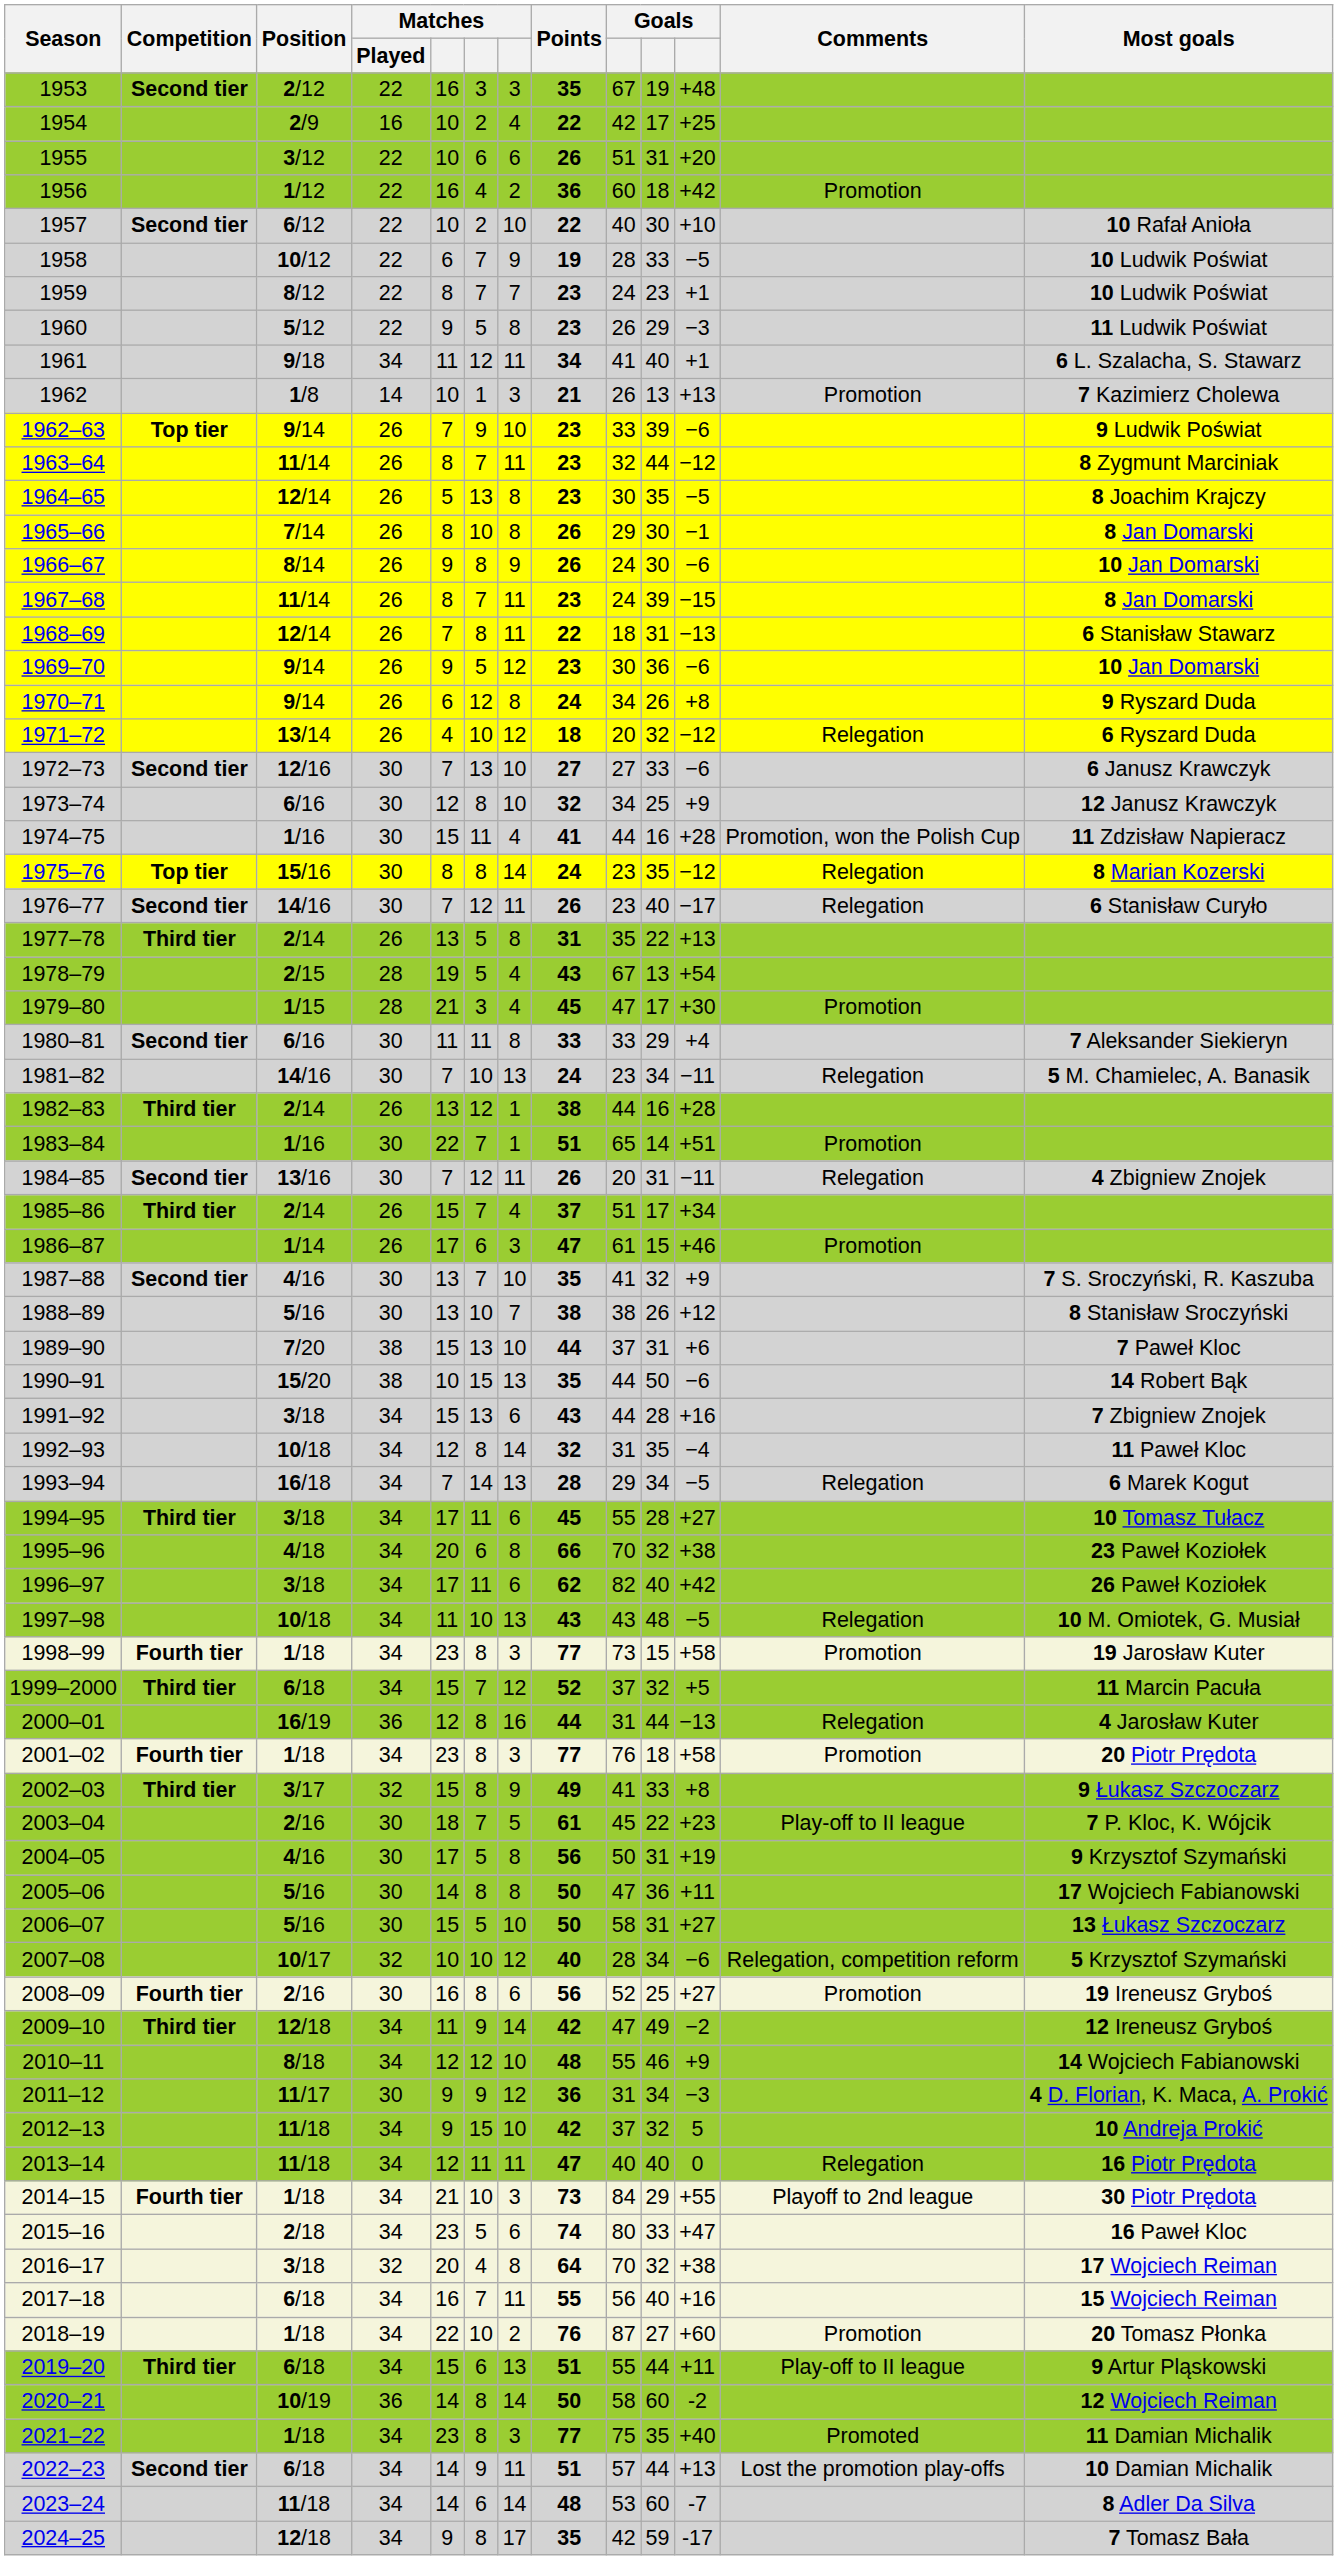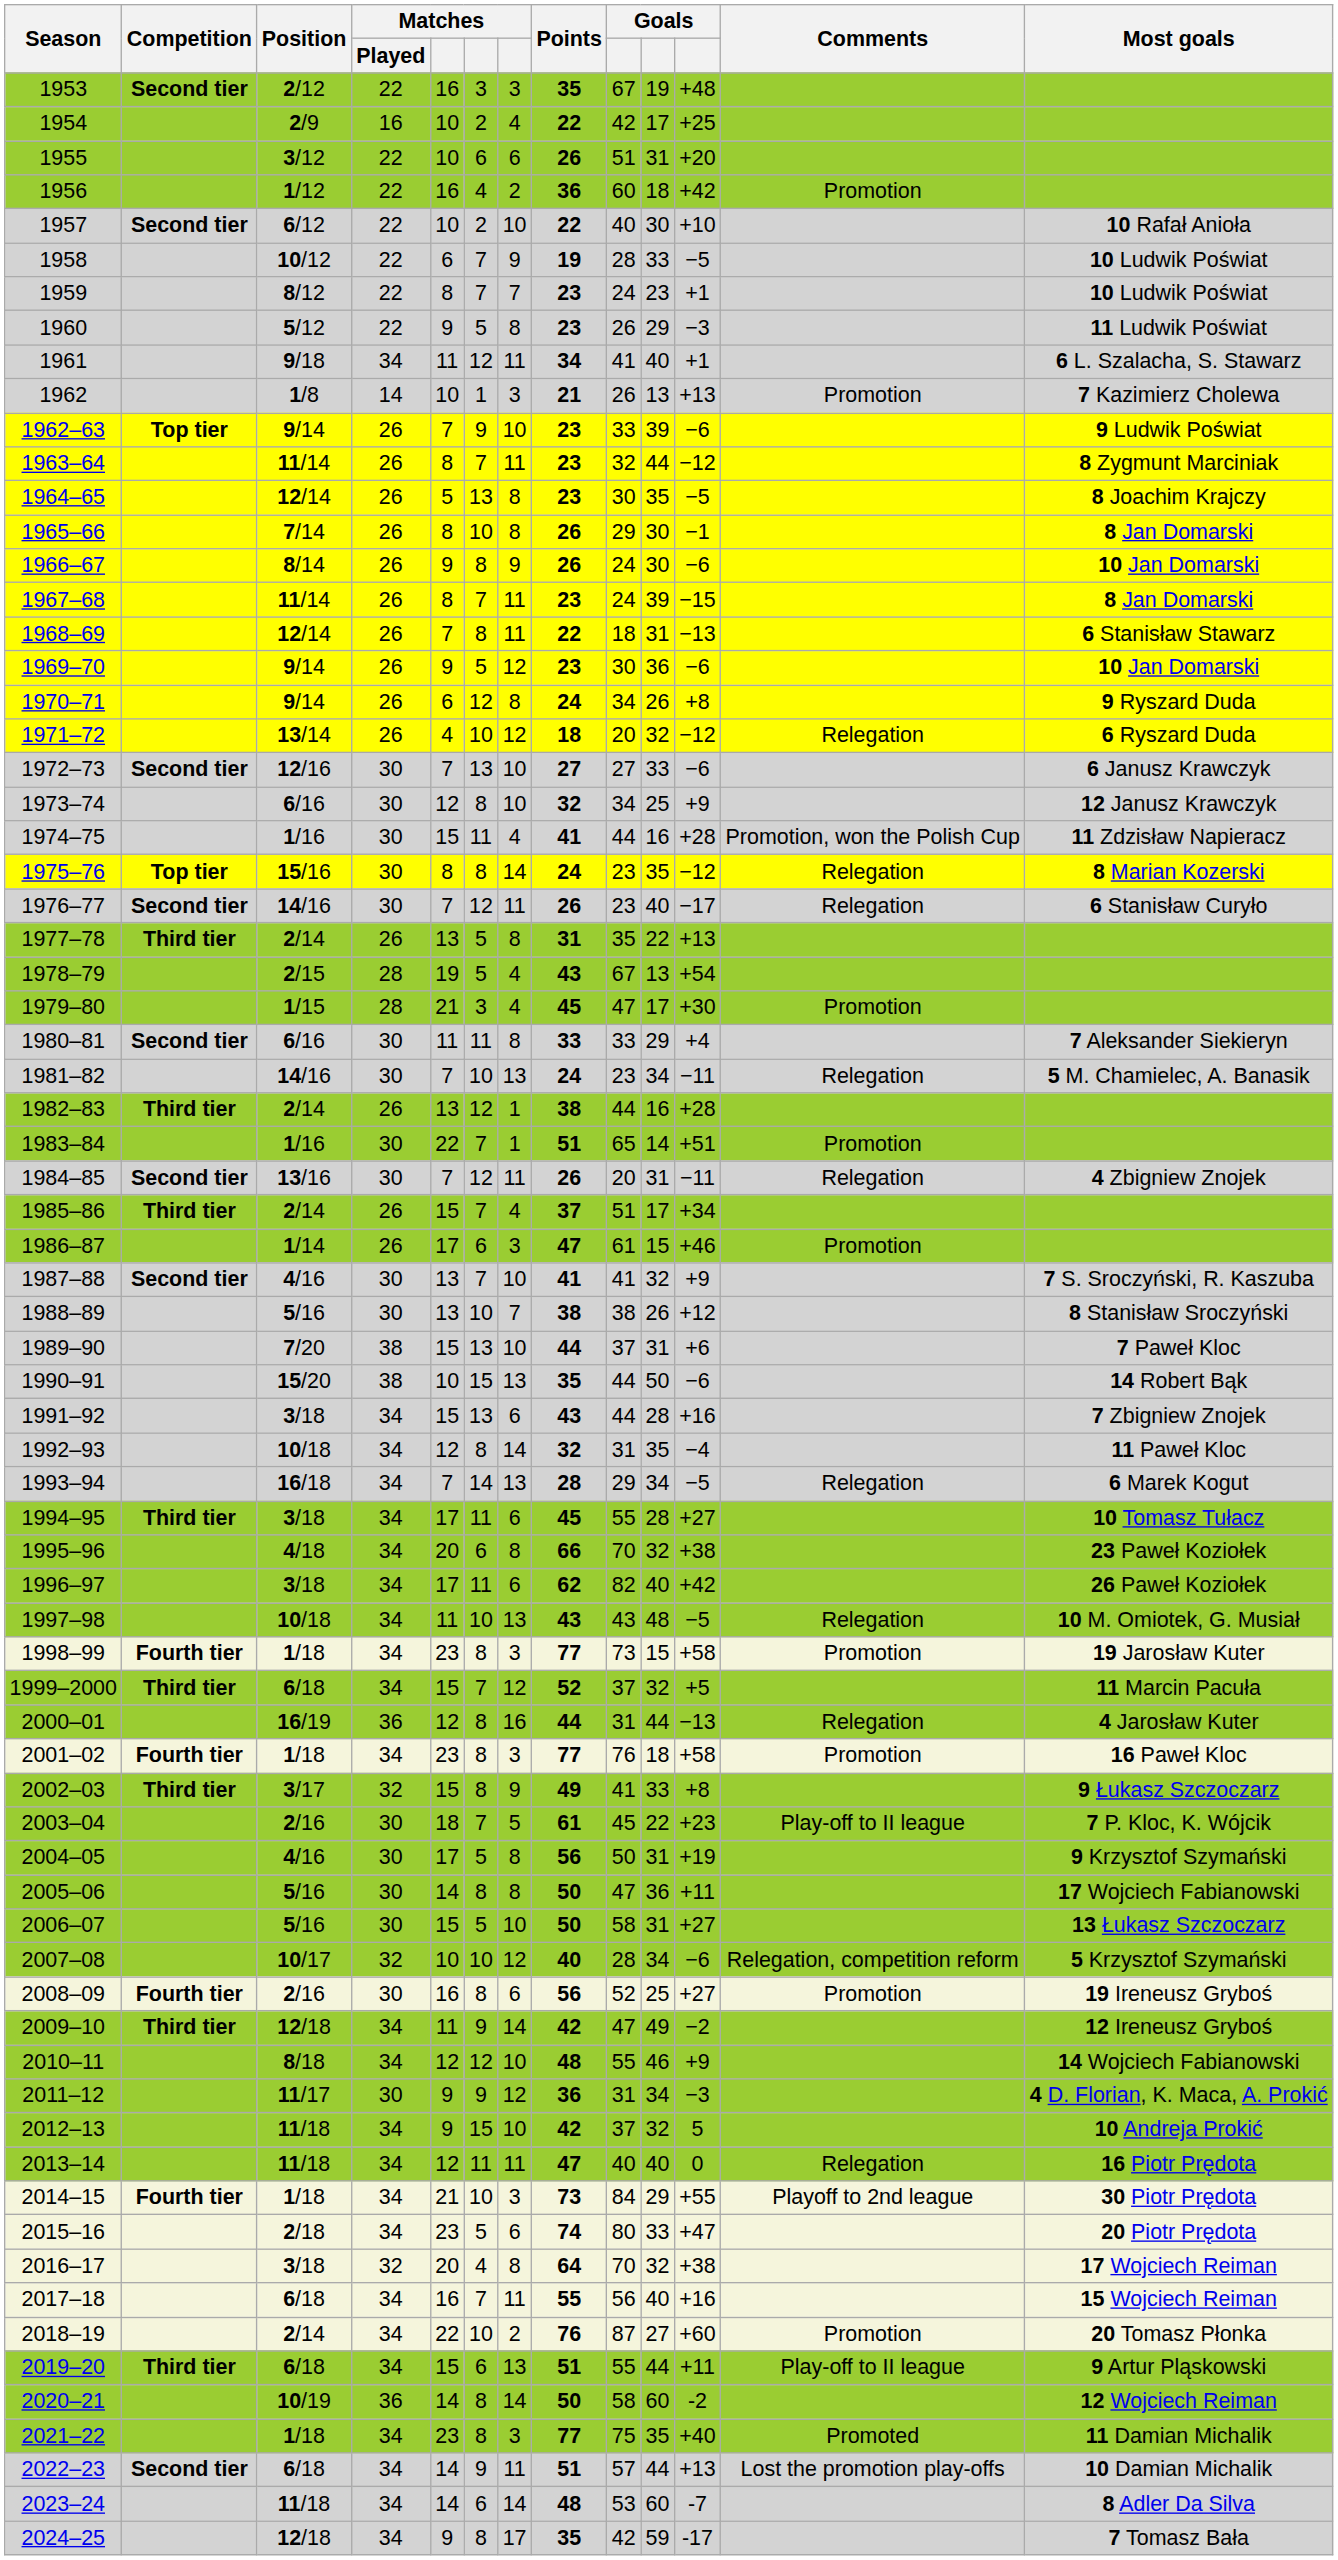(569, 1279) 35 -> (569, 1279) 41
(1179, 1755) 20 Piotr Prędota -> (1179, 1755) 16 Paweł Kloc
(1179, 2231) 16 Paweł Kloc -> (1179, 2231) 20 Piotr Prędota
(304, 2333) 1/18 -> (304, 2333) 2/14
